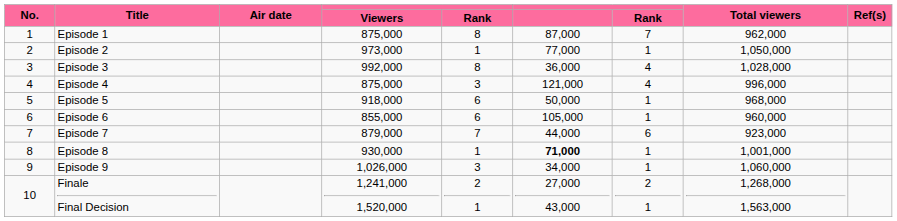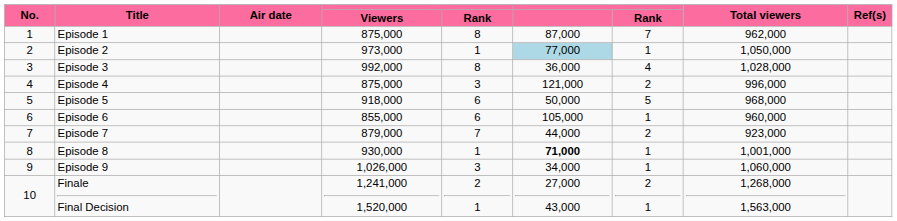(563, 51) no background -> (563, 51) lightblue background
(648, 84) 4 -> (648, 84) 2
(648, 101) 1 -> (648, 101) 5
(648, 134) 6 -> (648, 134) 2
